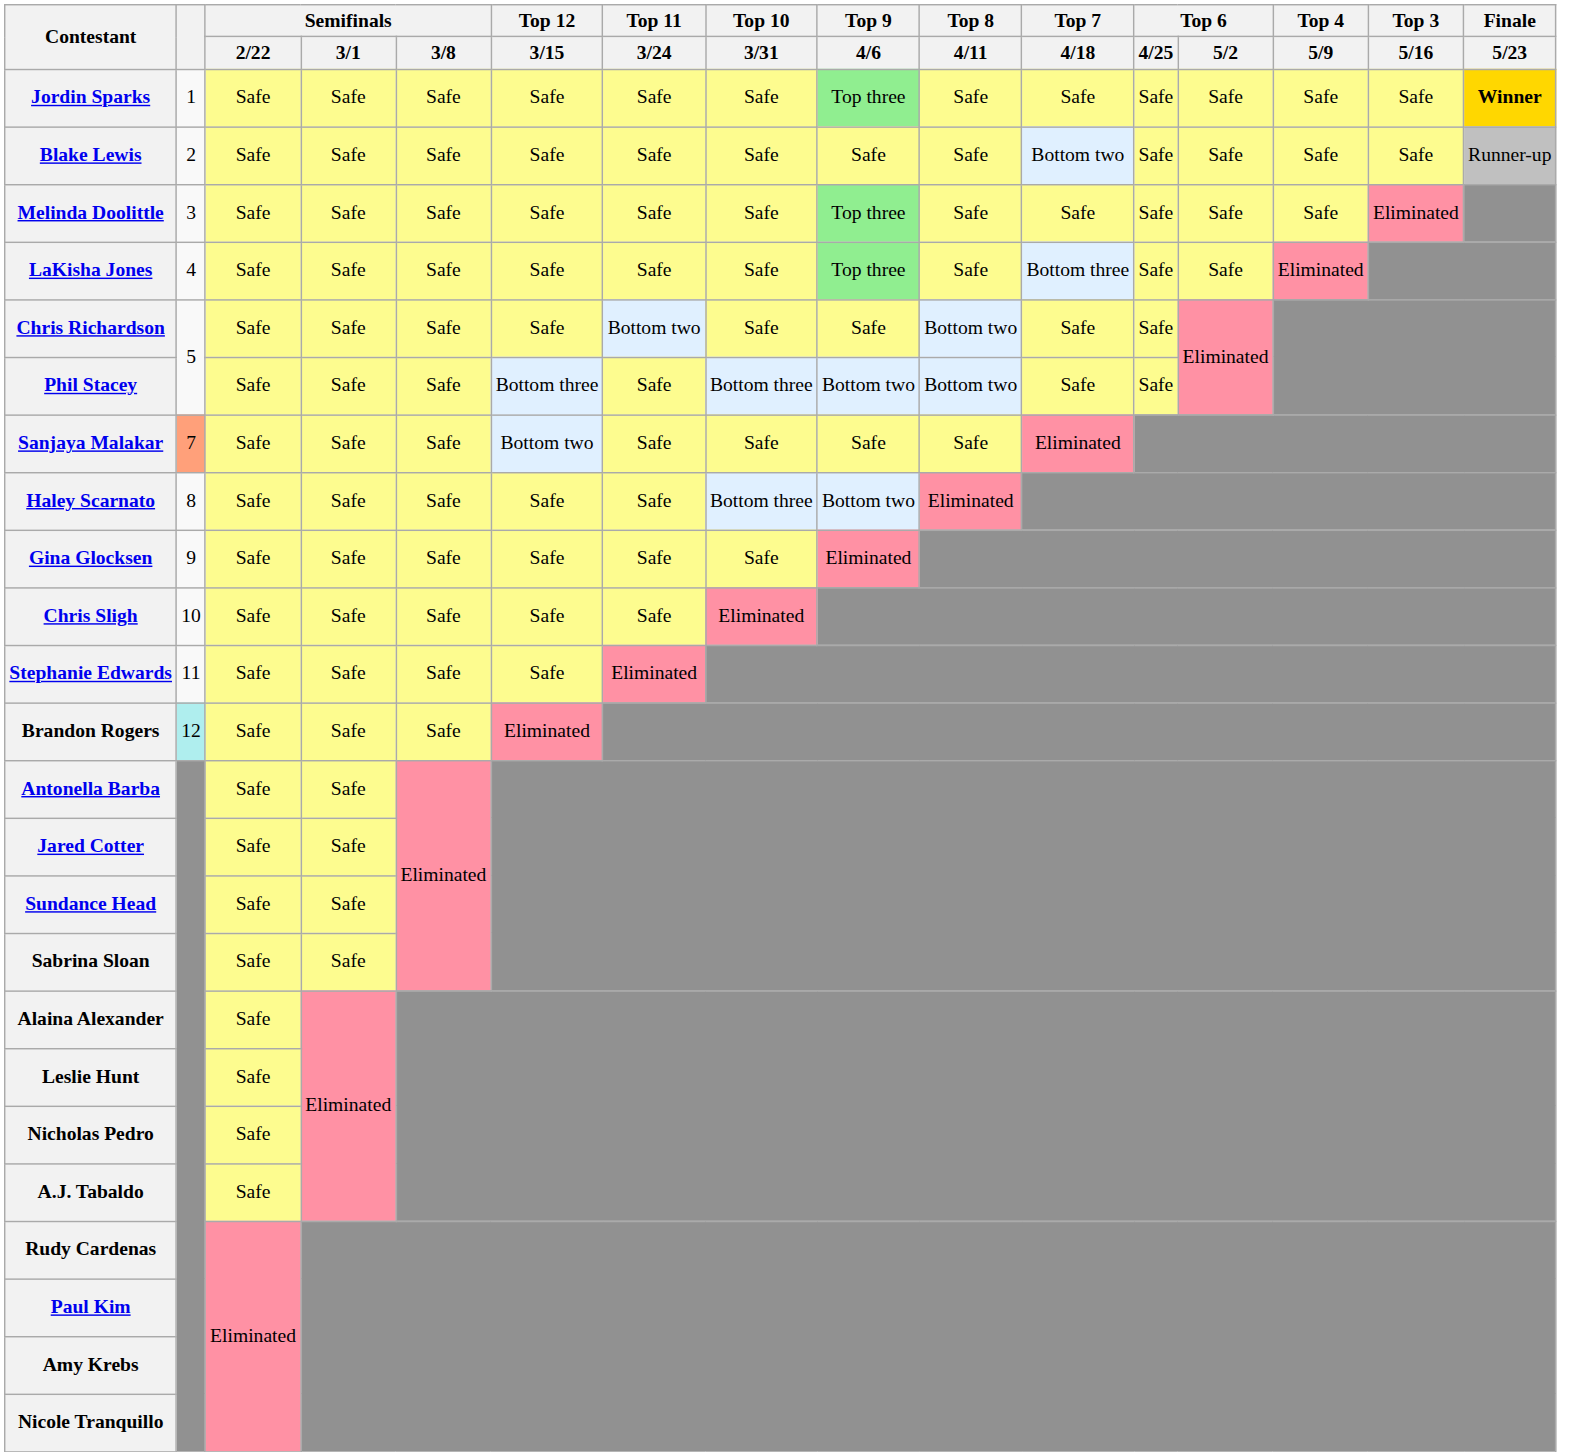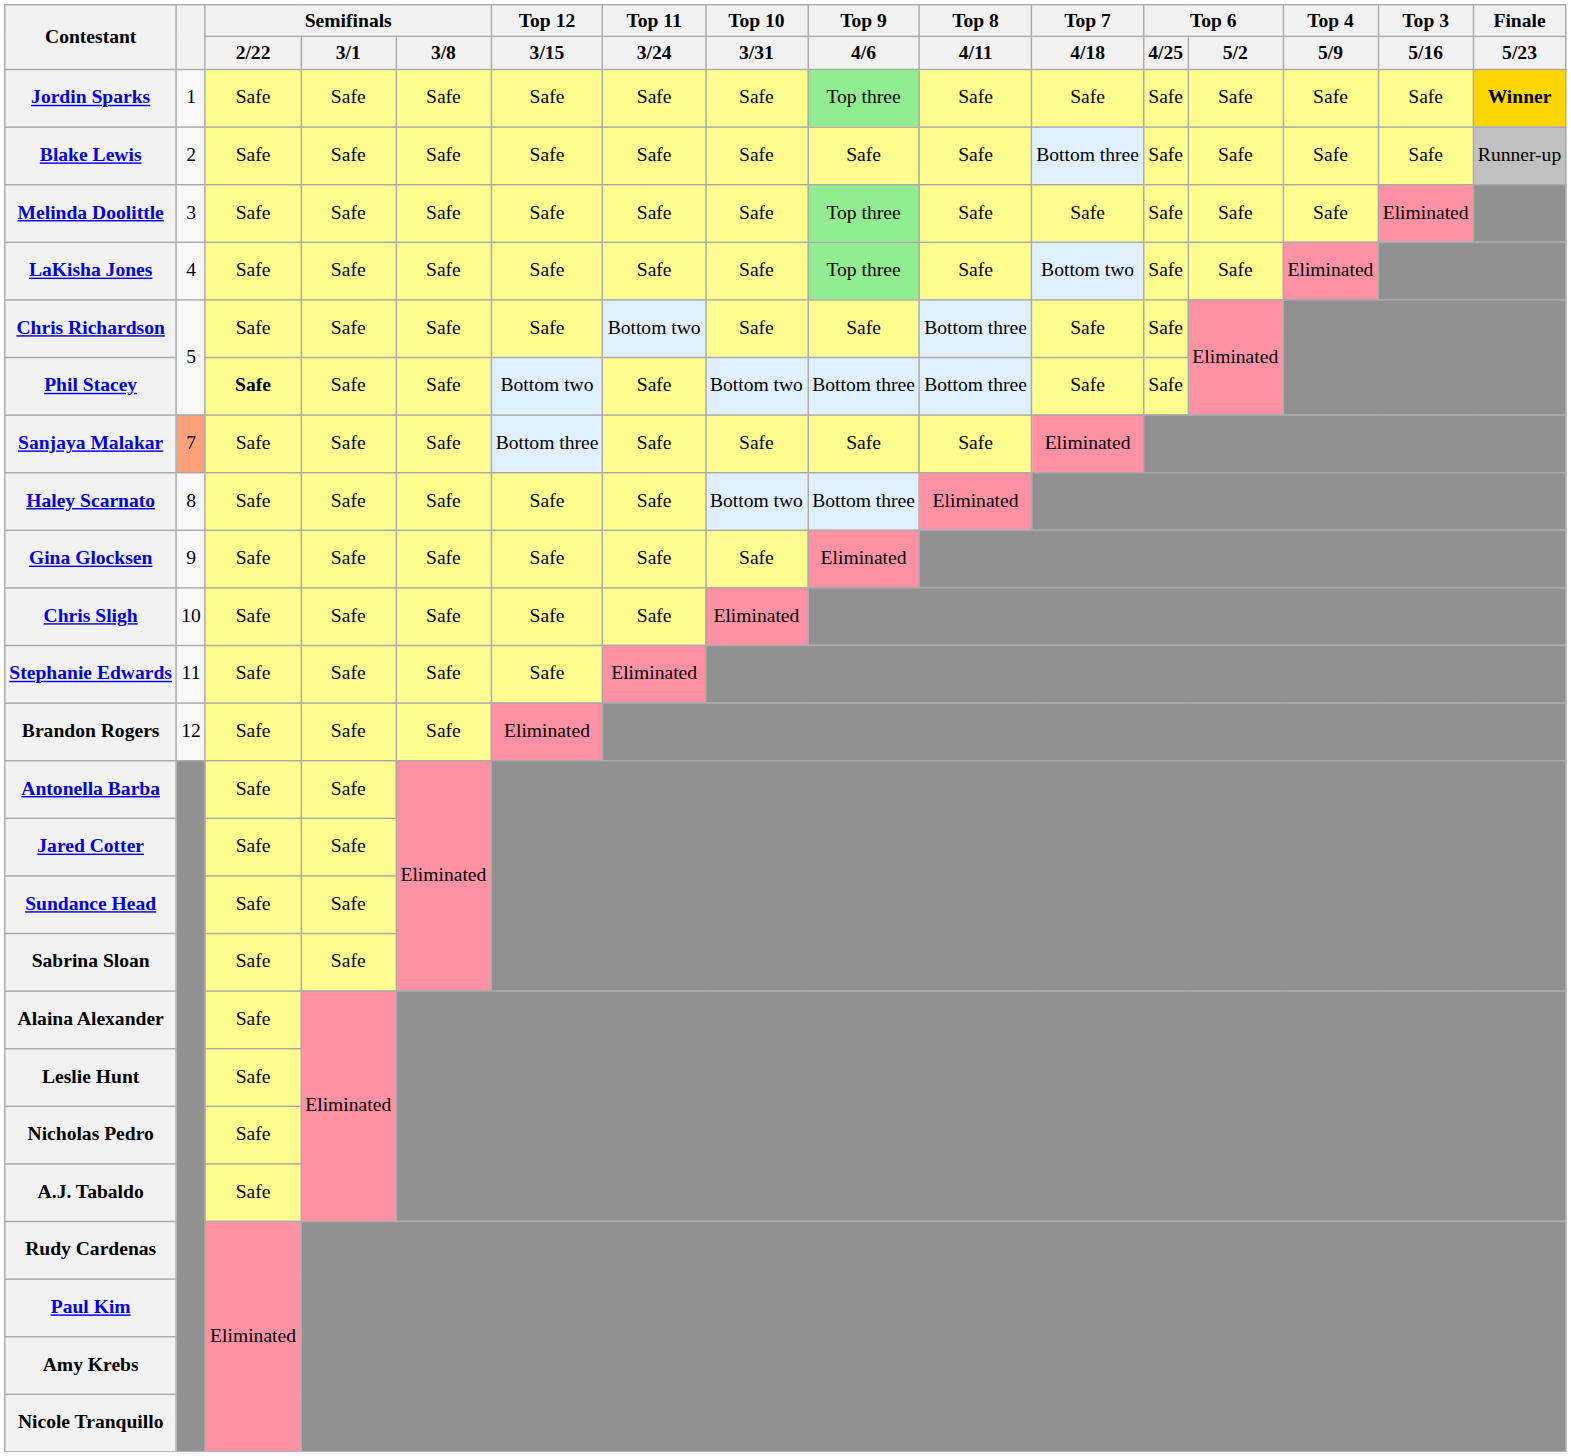(1078, 155) Bottom two -> (1088, 155) Bottom three
(1078, 270) Bottom three -> (1088, 270) Bottom two
(971, 327) Bottom two -> (976, 327) Bottom three
(253, 385) normal -> (253, 385) bold
(547, 385) Bottom three -> (547, 385) Bottom two
(761, 385) Bottom three -> (756, 385) Bottom two
(868, 385) Bottom two -> (864, 385) Bottom three
(971, 385) Bottom two -> (976, 385) Bottom three
(547, 443) Bottom two -> (547, 443) Bottom three
(761, 500) Bottom three -> (756, 500) Bottom two
(868, 500) Bottom two -> (864, 500) Bottom three
(191, 731) paleturquoise background -> (191, 731) no background
